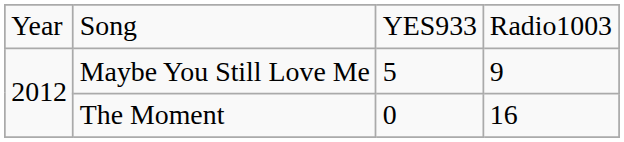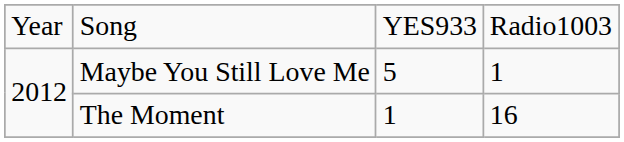(497, 70) 9 -> (497, 70) 1
(390, 114) 0 -> (390, 114) 1
